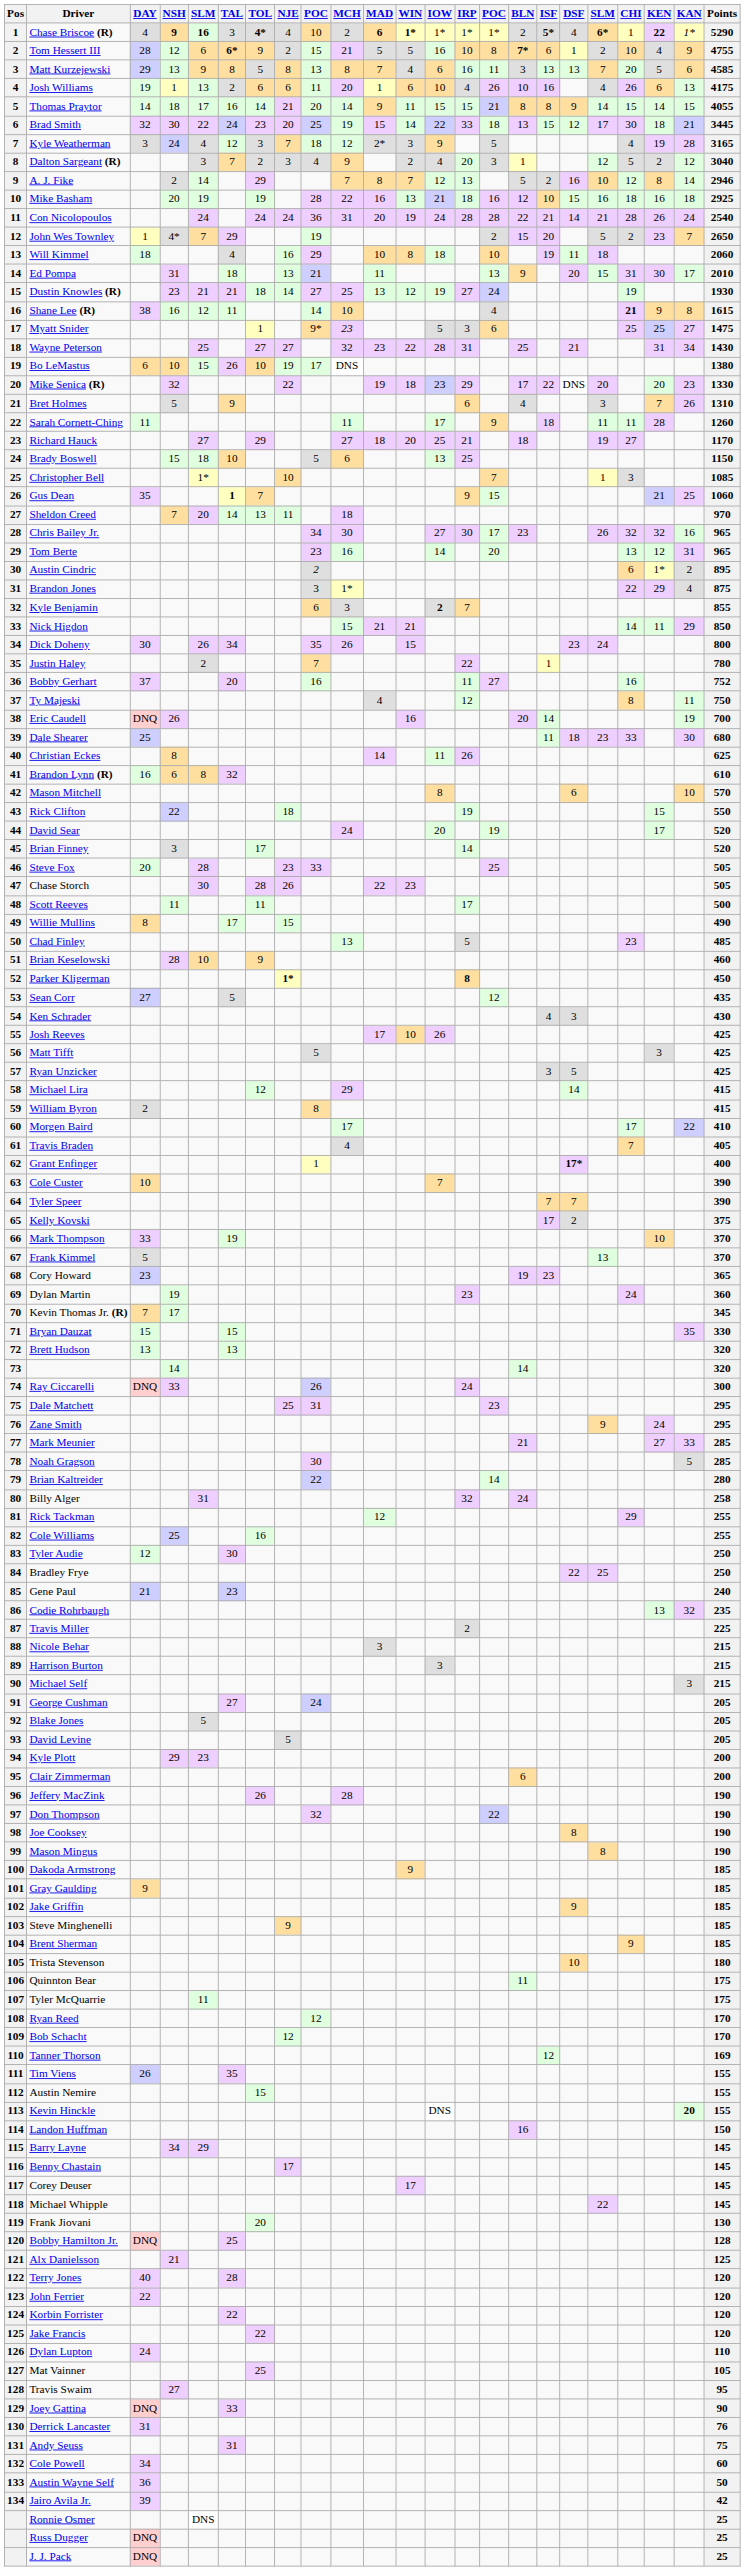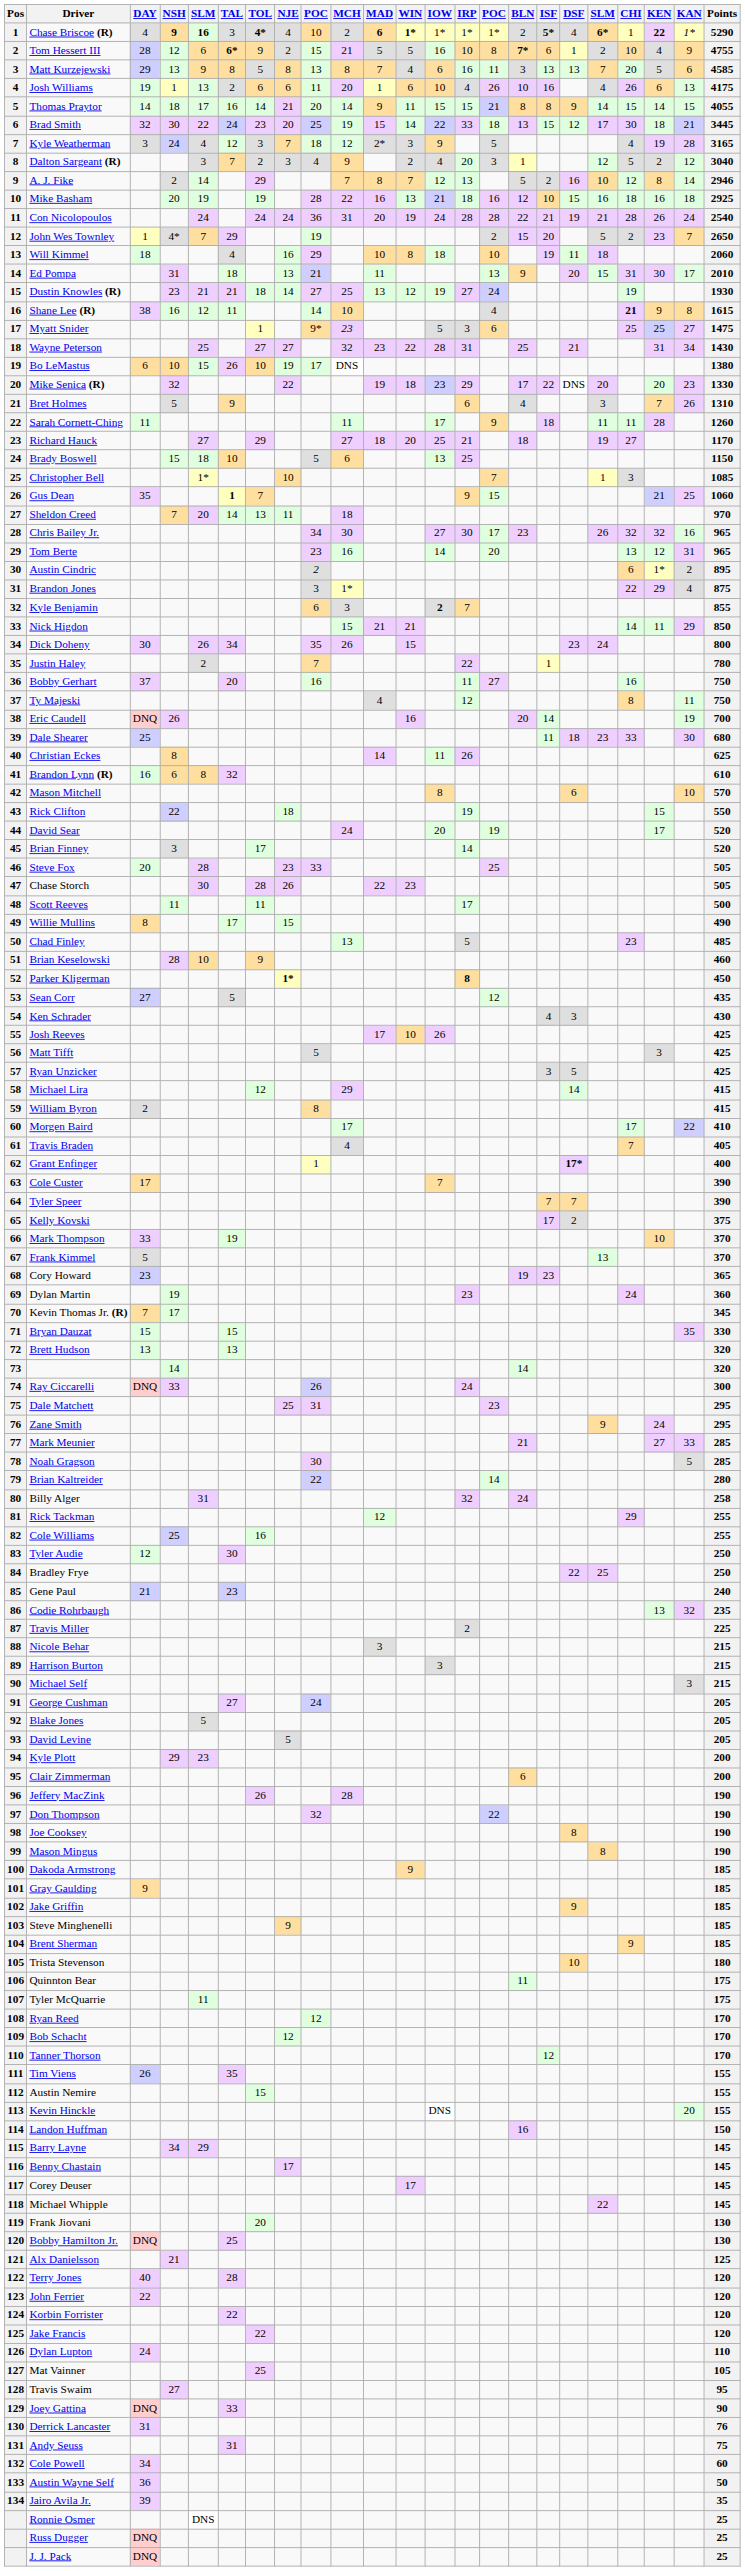(574, 217) 14 -> (574, 217) 19
(722, 681) 752 -> (722, 681) 750
(145, 1183) 10 -> (145, 1183) 17
(722, 2055) 169 -> (722, 2055) 170
(689, 2111) bold -> (689, 2111) normal
(722, 2241) 128 -> (722, 2241) 130
(722, 2500) 42 -> (722, 2500) 35
